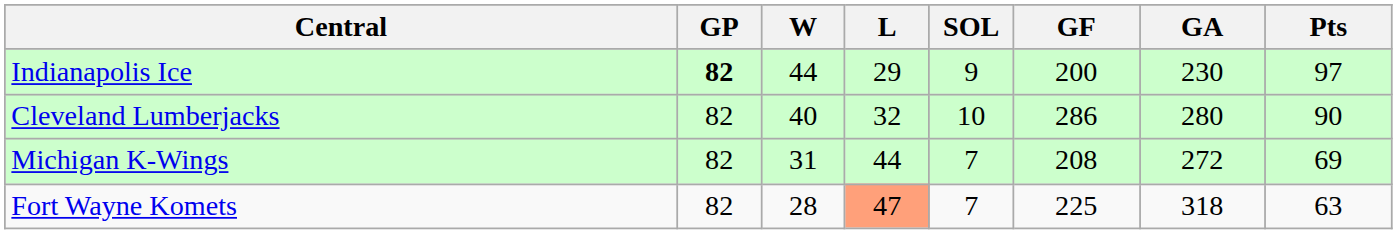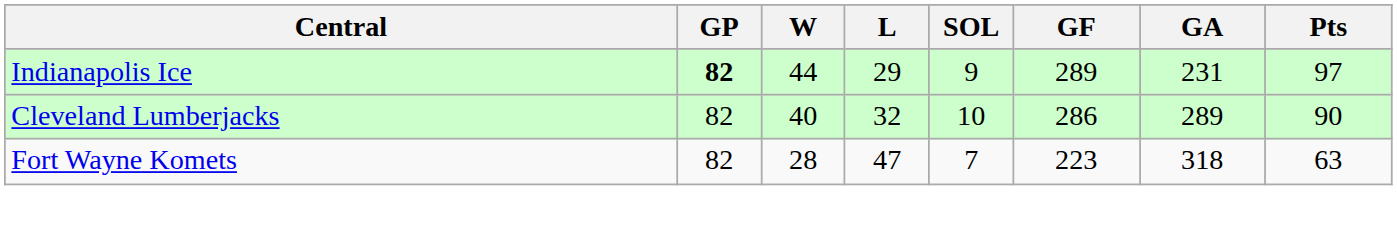(1076, 71) 200 -> (1076, 71) 289
(1202, 71) 230 -> (1202, 71) 231
(1202, 116) 280 -> (1202, 116) 289
- row: (120, 160)
(887, 205) lightsalmon background -> (887, 160) no background
(1076, 205) 225 -> (1076, 160) 223
